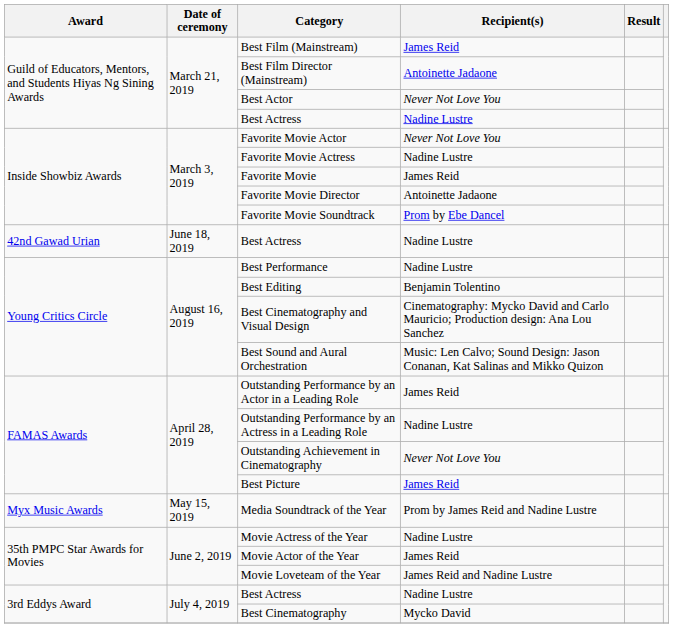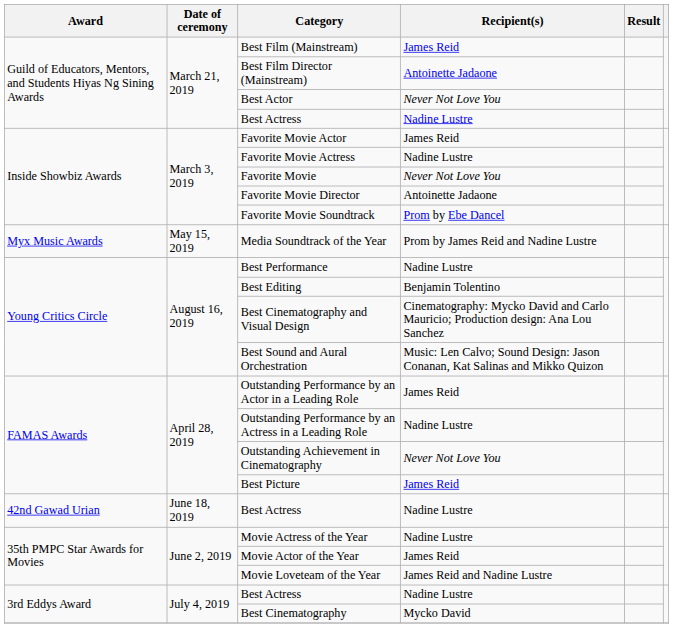(452, 137) Never Not Love You -> (431, 137) James Reid
(431, 176) James Reid -> (452, 176) Never Not Love You
rows swapped: (55, 510) <-> (53, 241)
